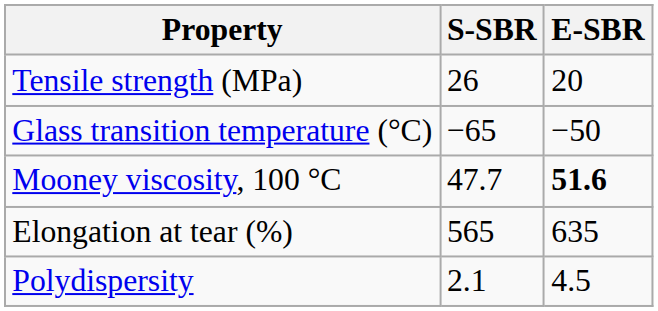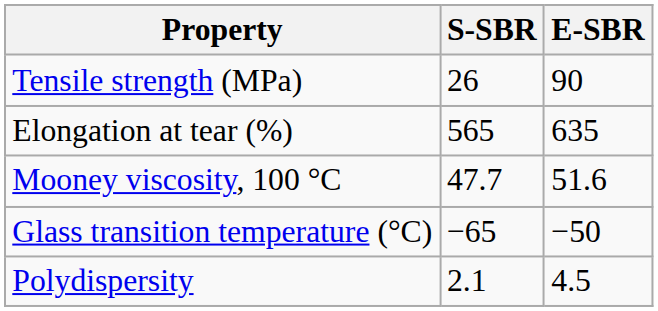(567, 79) 20 -> (567, 79) 90
rows swapped: (153, 230) <-> (222, 130)
(579, 180) bold -> (579, 180) normal
